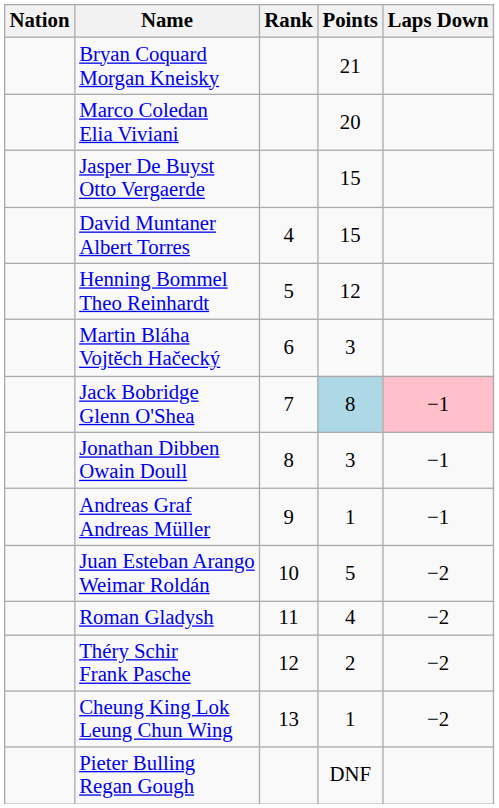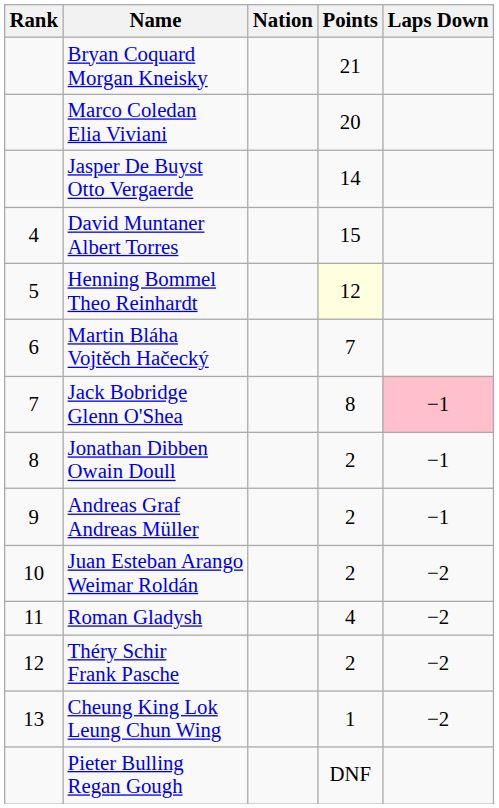columns swapped: (289, 20) <-> (39, 20)
(350, 178) 15 -> (350, 178) 14
(350, 291) no background -> (350, 291) lightyellow background
(350, 347) 3 -> (350, 347) 7
(350, 404) lightblue background -> (350, 404) no background
(350, 460) 3 -> (350, 460) 2
(350, 516) 1 -> (350, 516) 2
(350, 573) 5 -> (350, 573) 2
